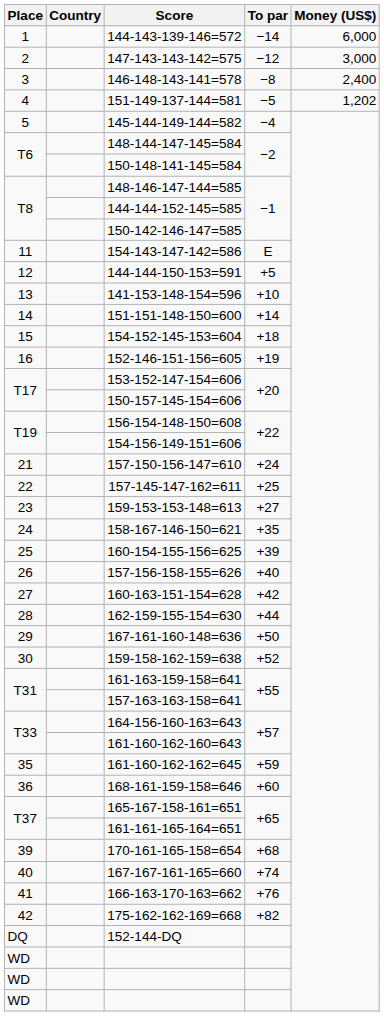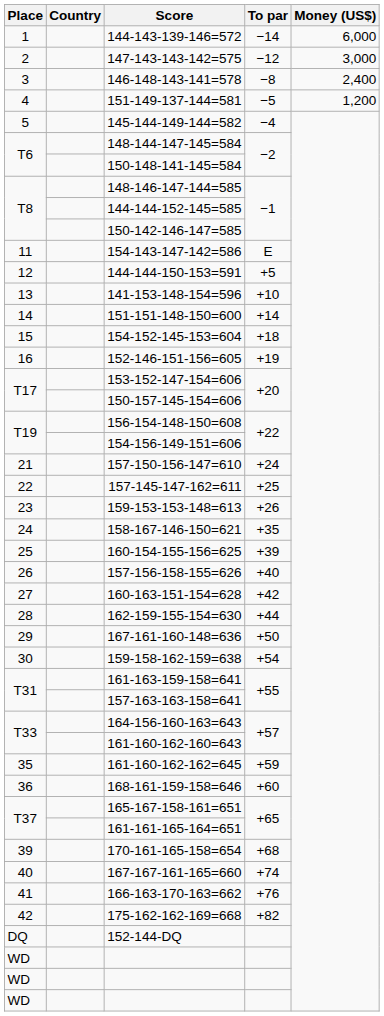(359, 101) 1,202 -> (359, 101) 1,200
(268, 508) +27 -> (268, 508) +26
(268, 658) +52 -> (268, 658) +54
